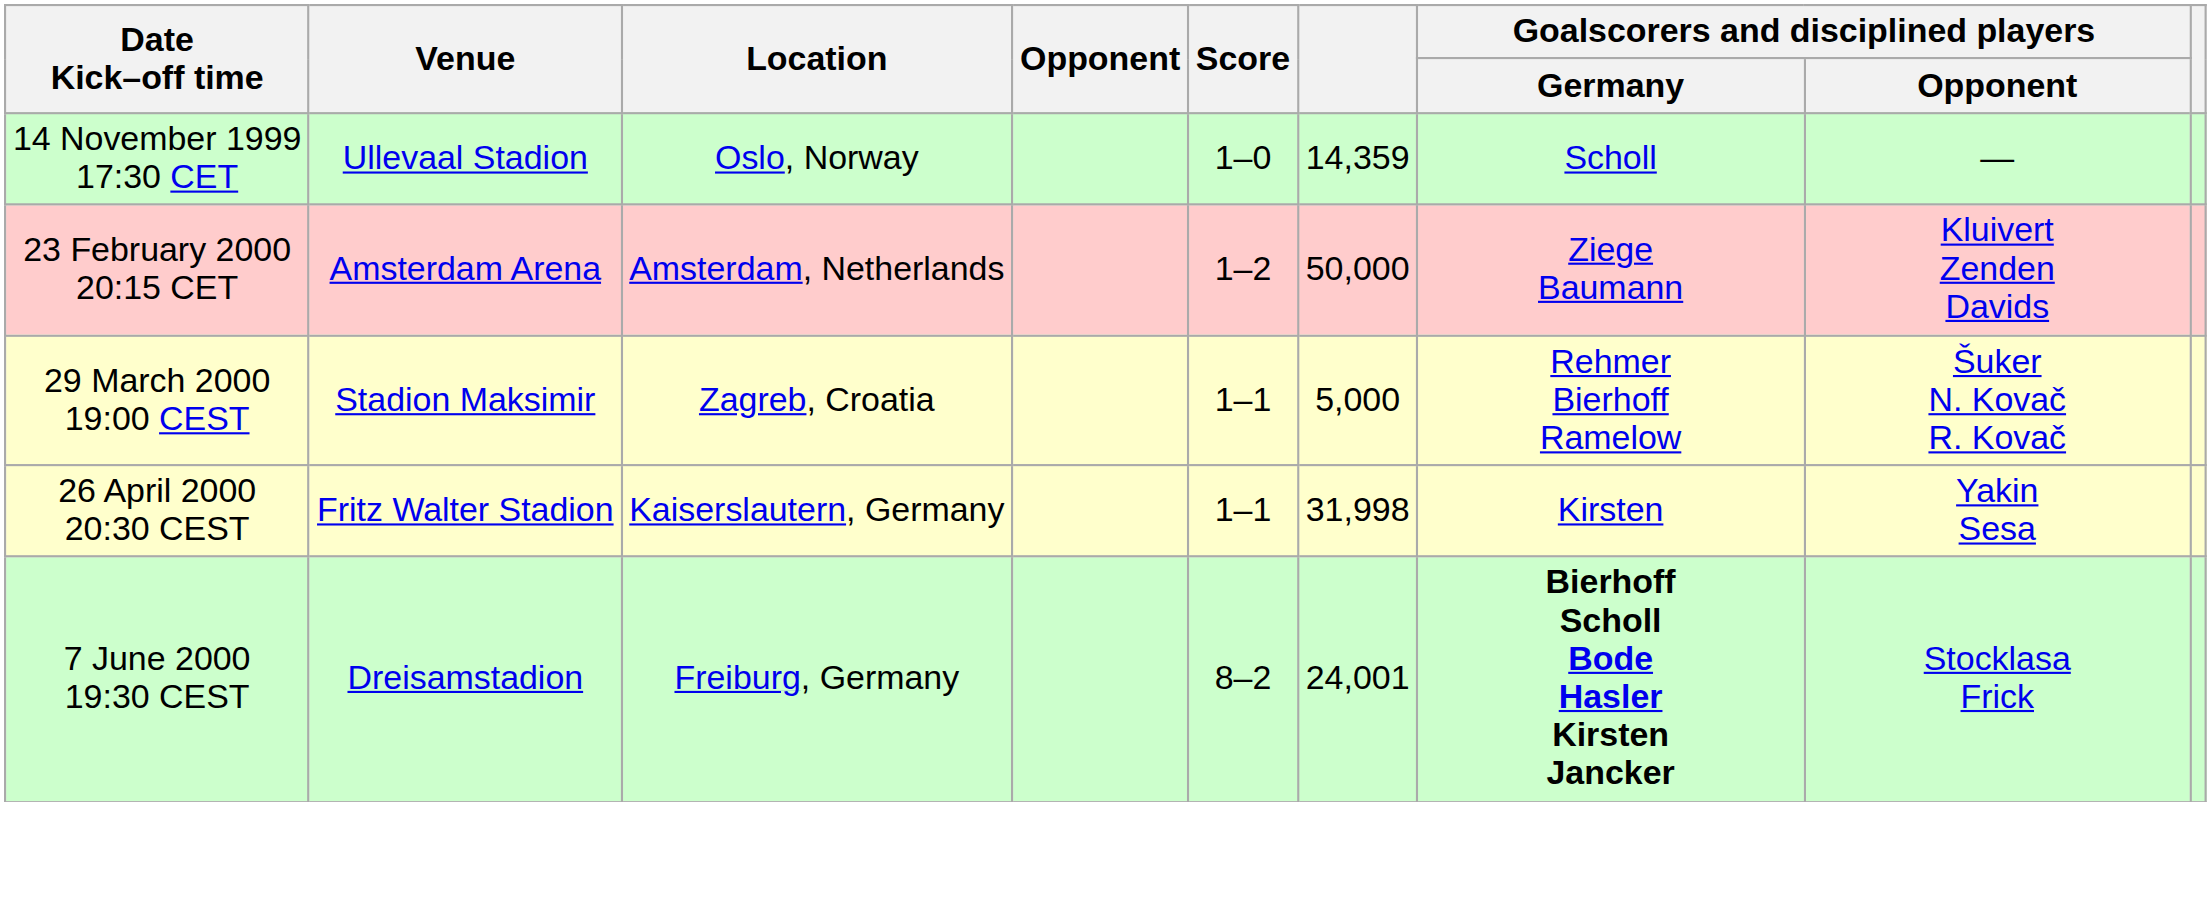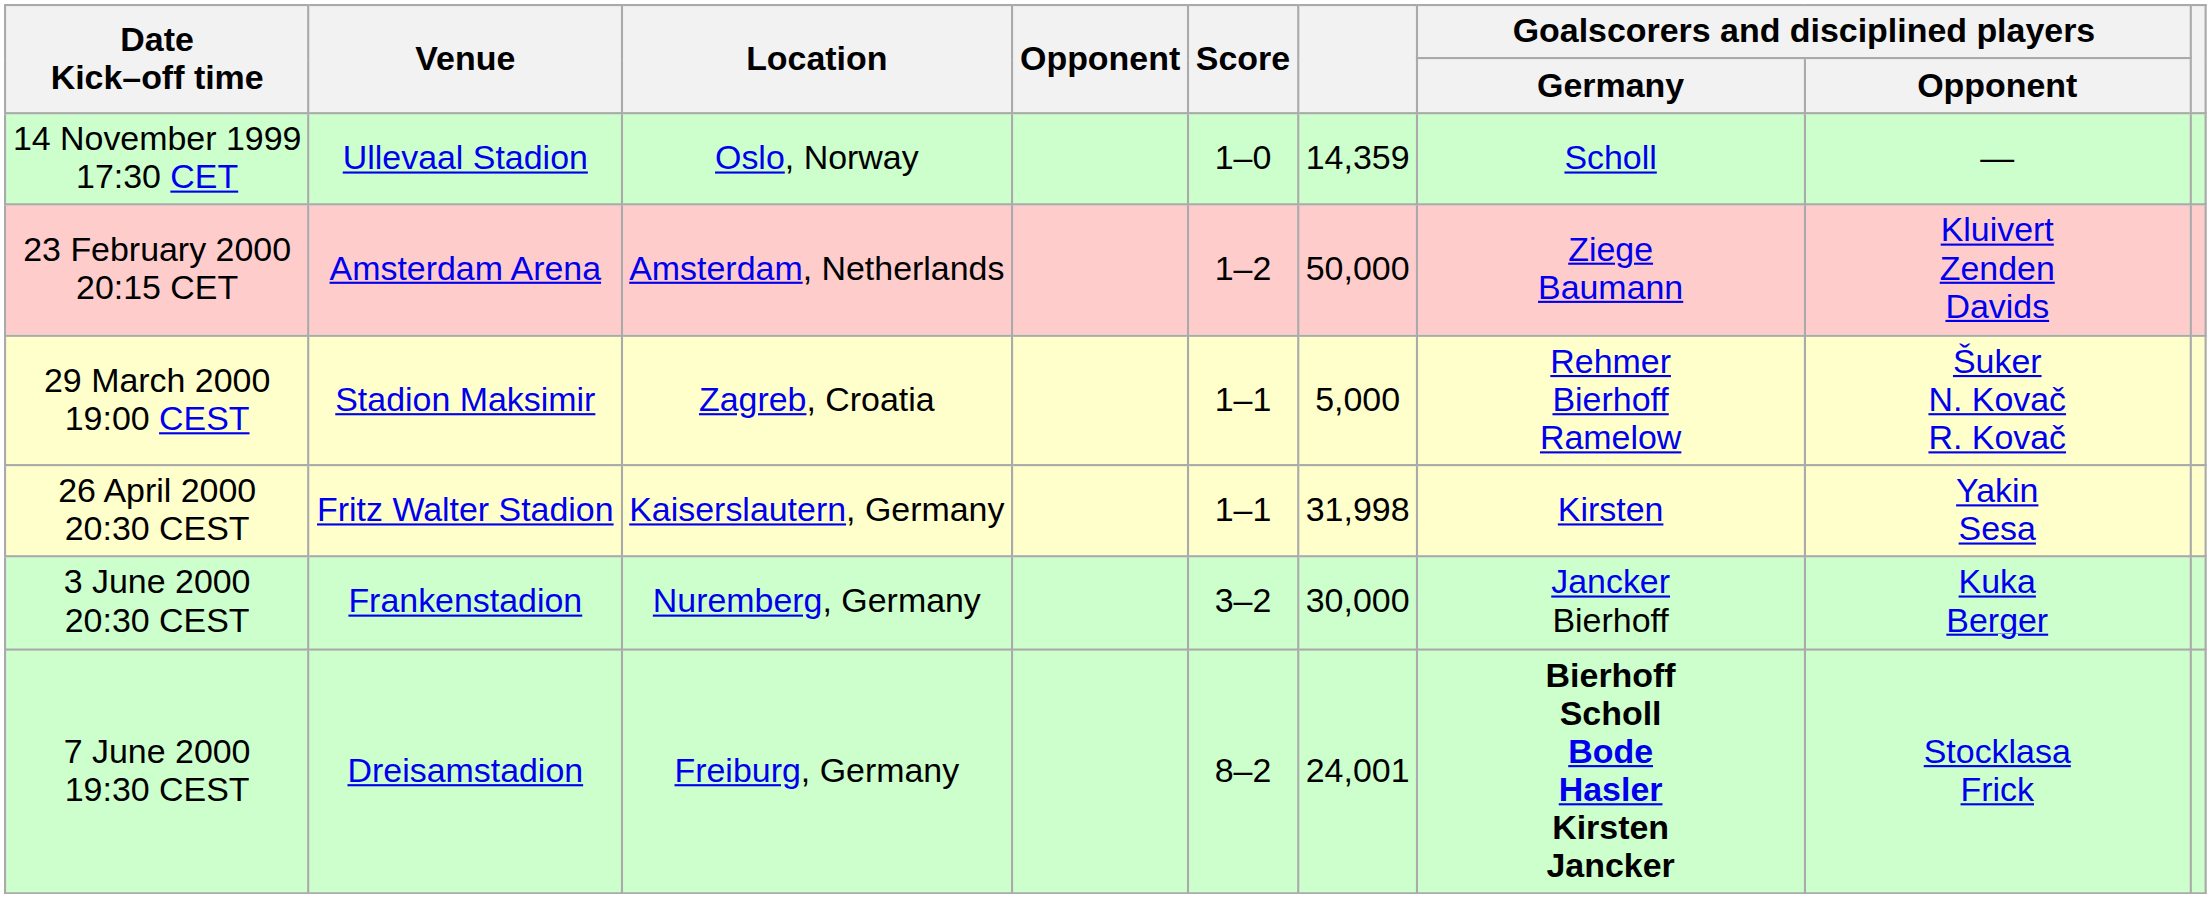+ row: (157, 602)
